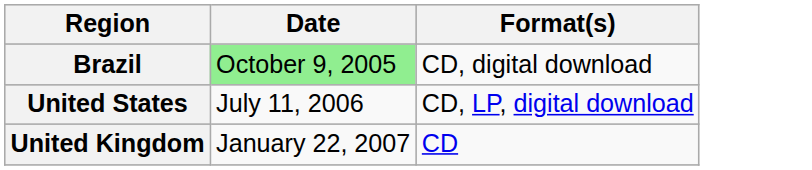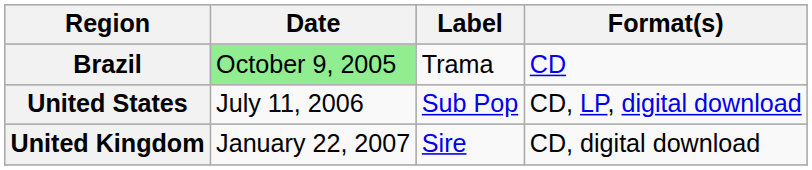+ column: (470, 24)
(537, 64) CD, digital download -> (548, 64) CD
(440, 143) CD -> (645, 143) CD, digital download
